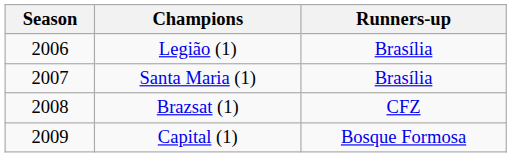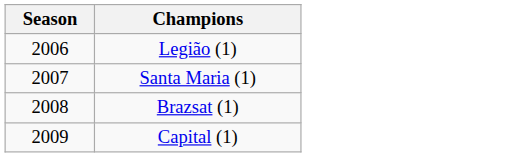- column: (404, 19)
